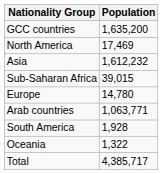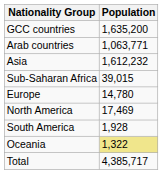rows swapped: (40, 111) <-> (40, 45)
(115, 144) no background -> (115, 144) khaki background
